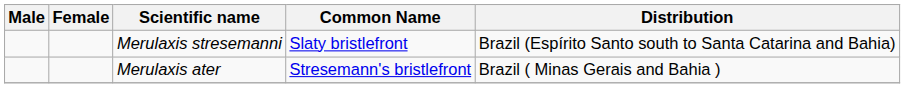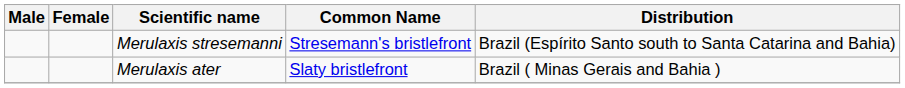(348, 43) Slaty bristlefront -> (380, 43) Stresemann's bristlefront
(380, 69) Stresemann's bristlefront -> (348, 69) Slaty bristlefront
